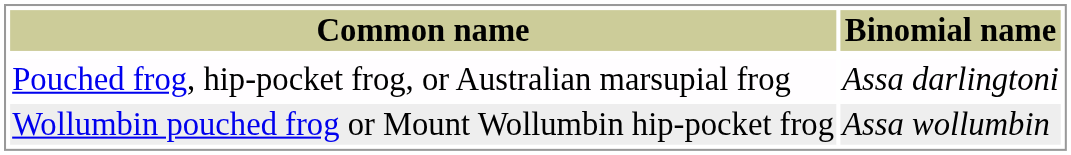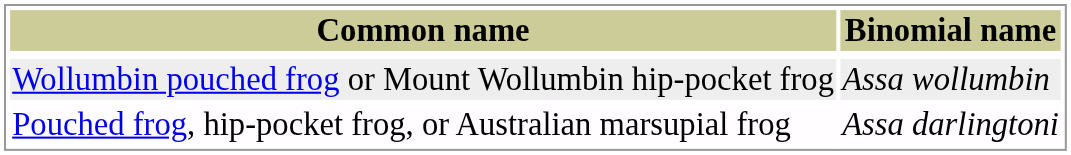rows swapped: (401, 78) <-> (423, 123)
